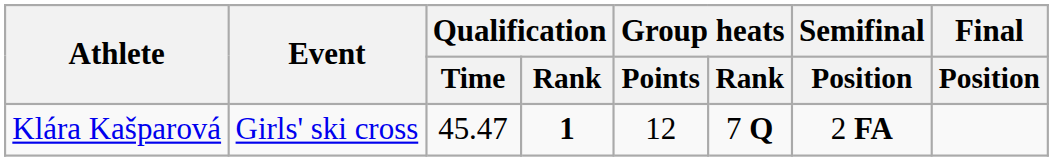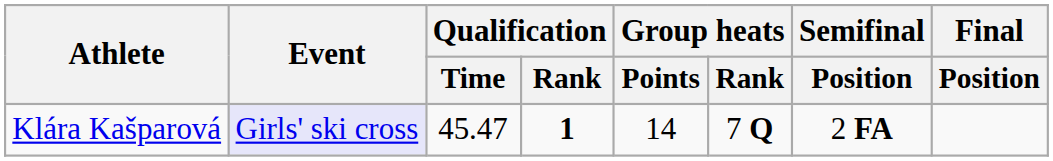(327, 129) no background -> (327, 129) lavender background
(661, 129) 12 -> (661, 129) 14
